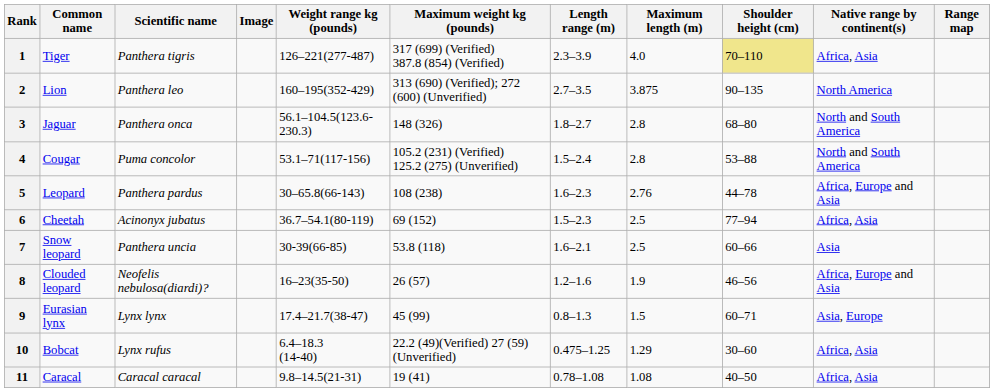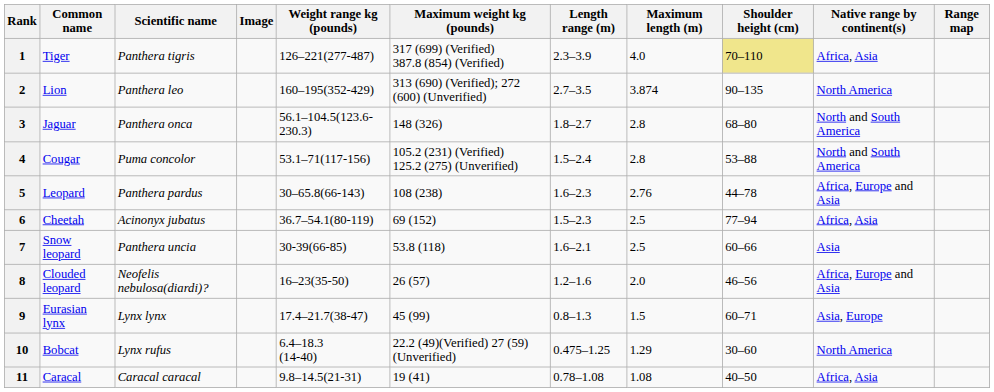(644, 90) 3.875 -> (644, 90) 3.874
(638, 281) 1.9 -> (638, 281) 2.0
(847, 350) Africa, Asia -> (854, 350) North America
